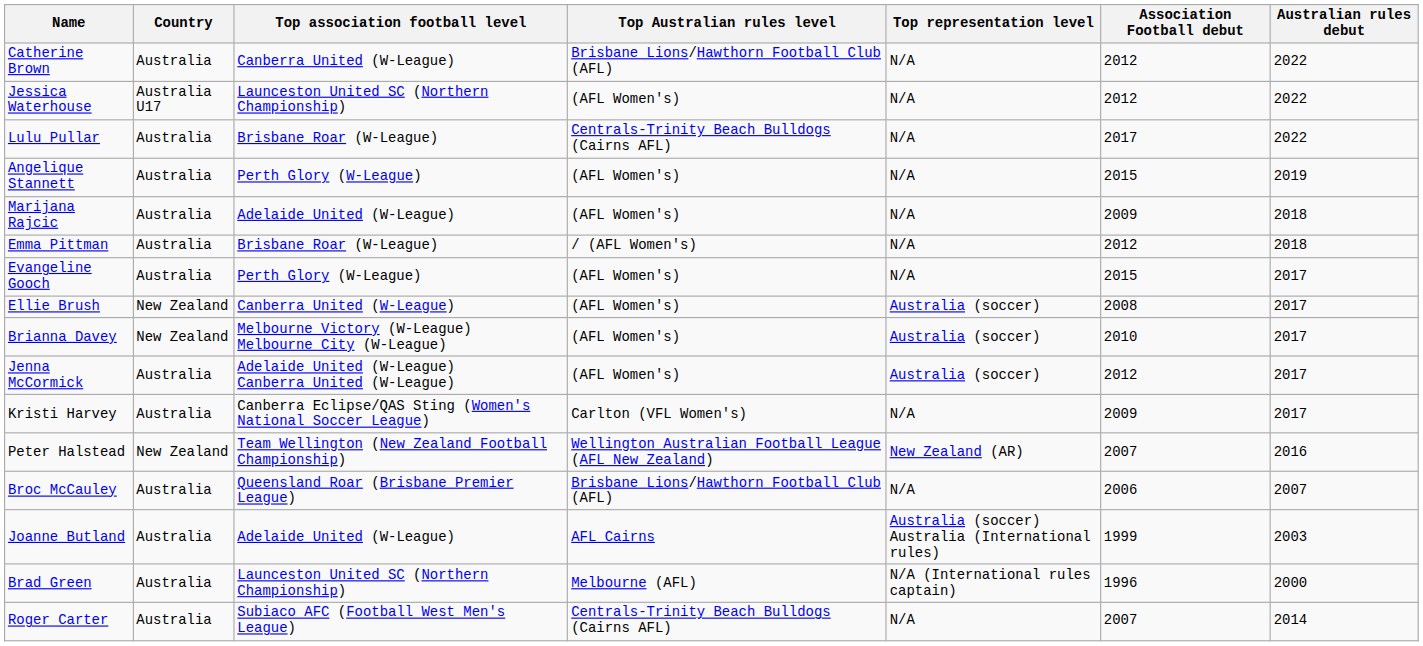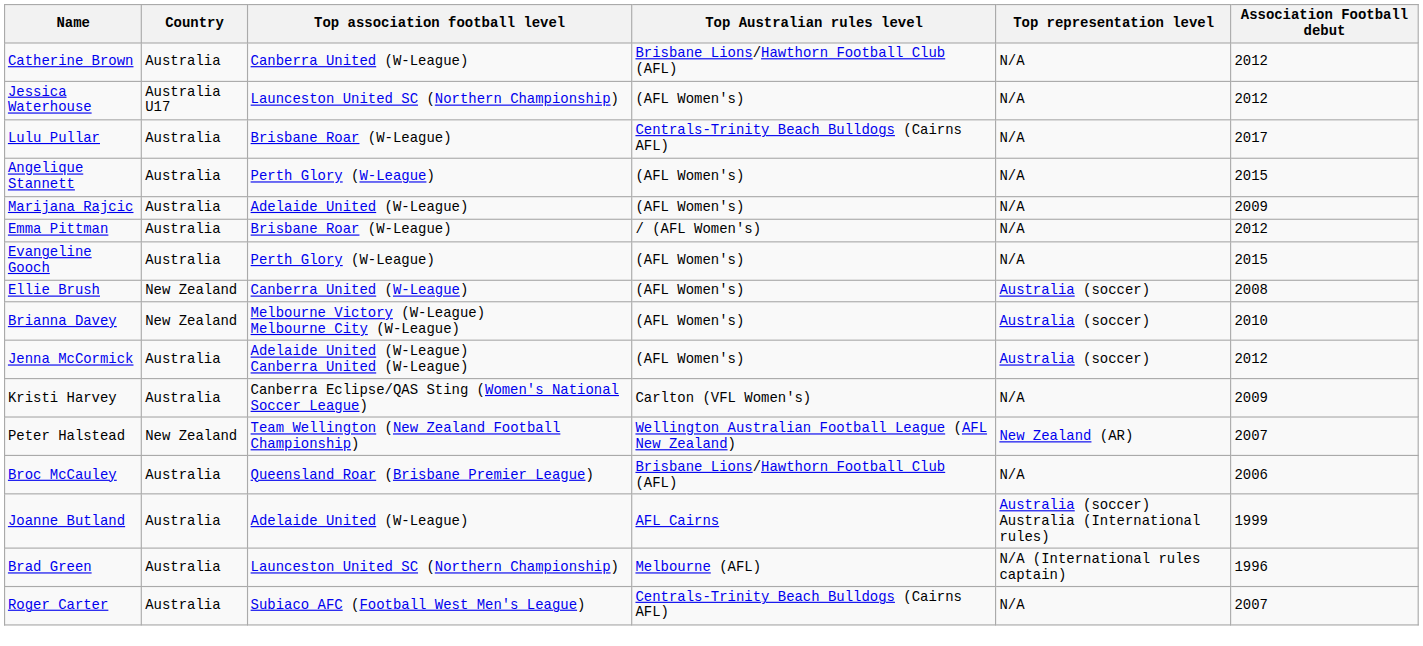- column: (1344, 24)
